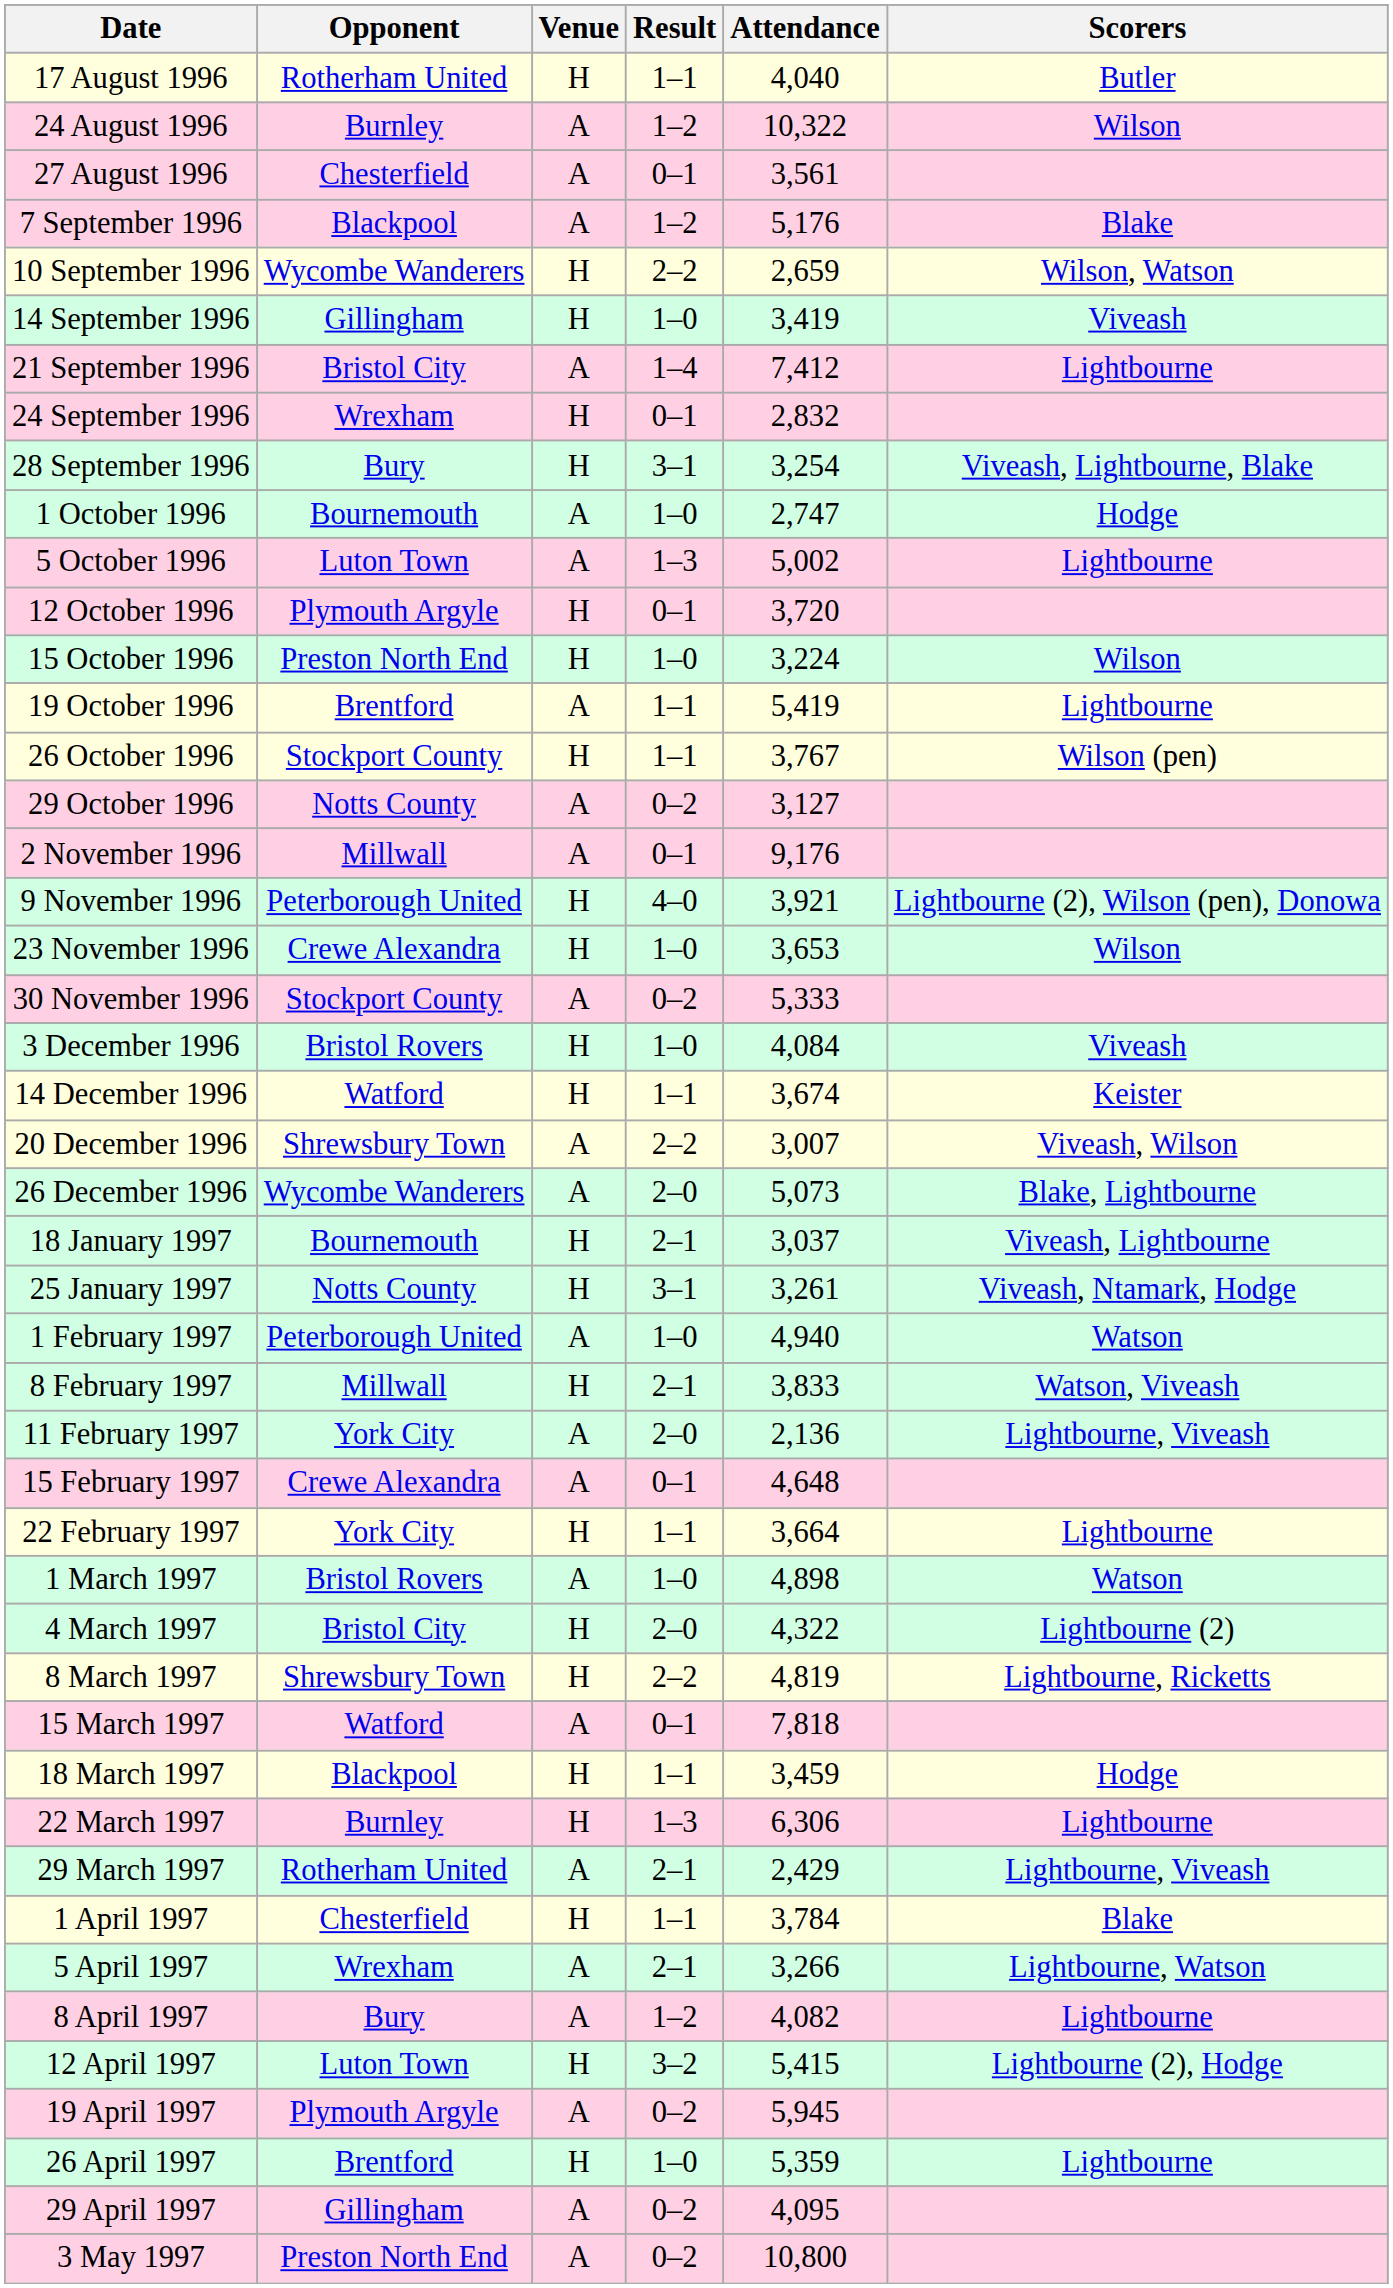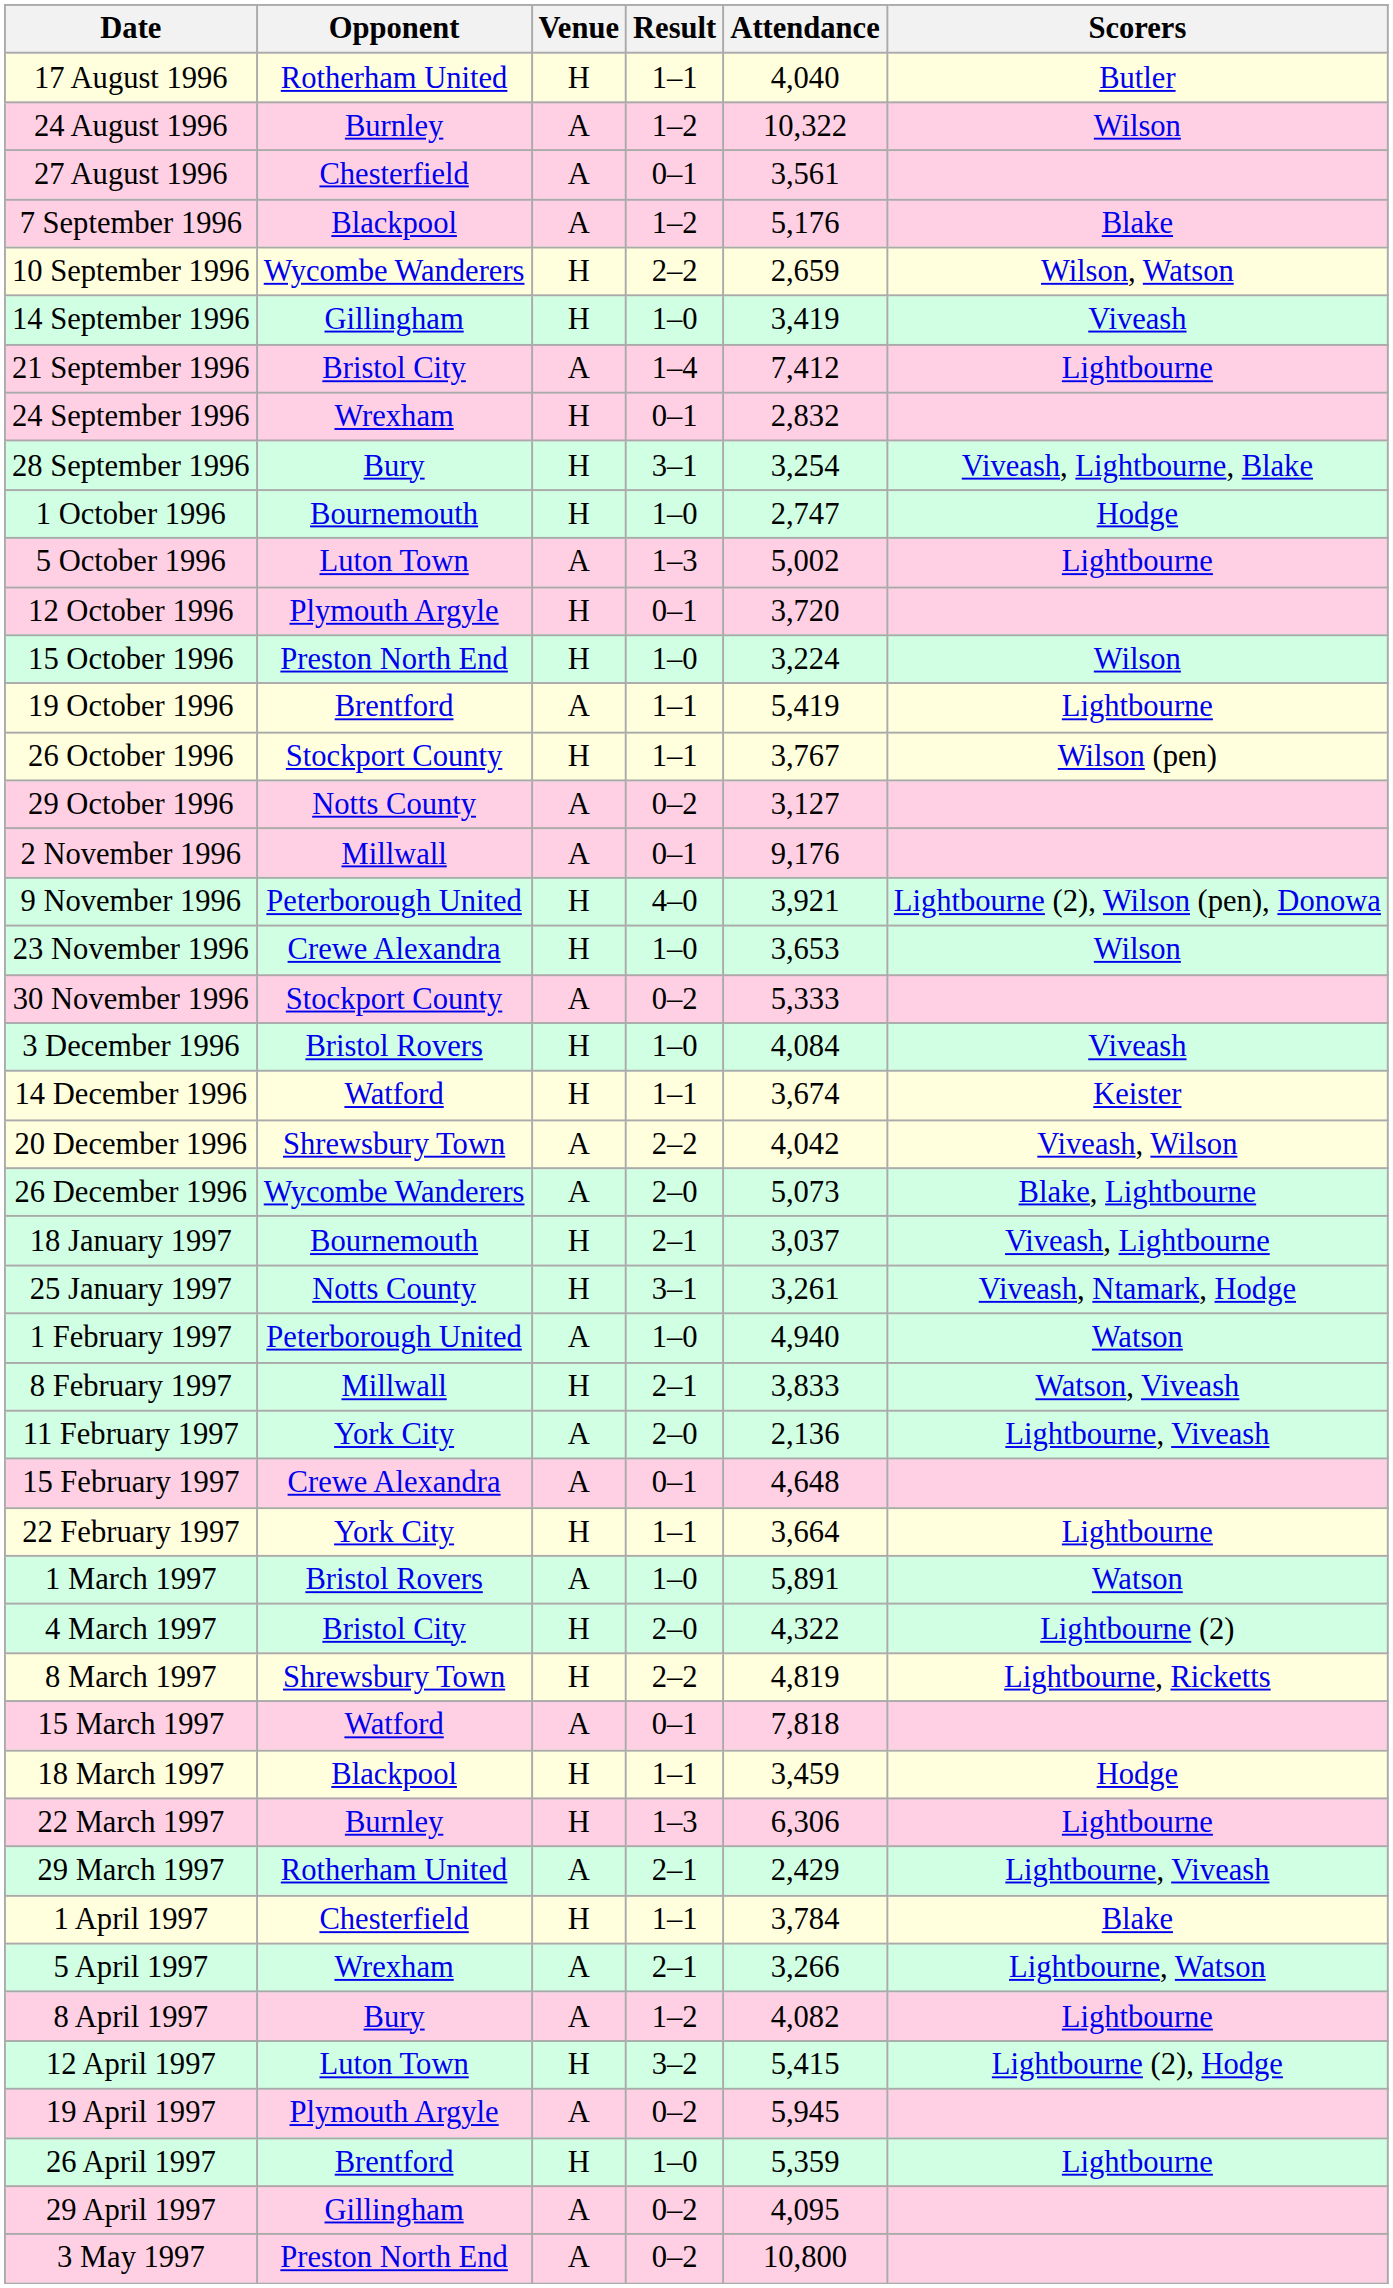(579, 513) A -> (579, 513) H
(805, 1143) 3,007 -> (805, 1143) 4,042
(805, 1579) 4,898 -> (805, 1579) 5,891
